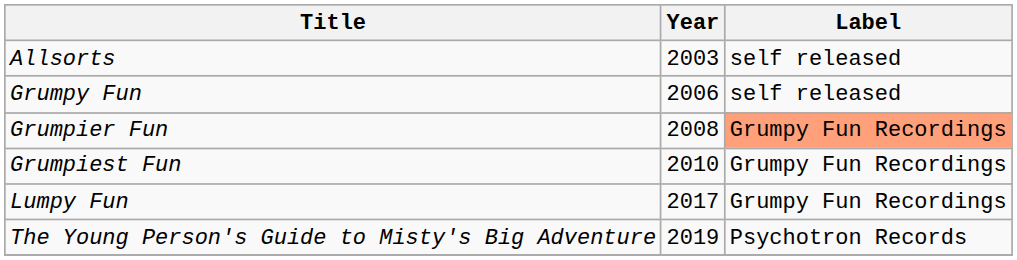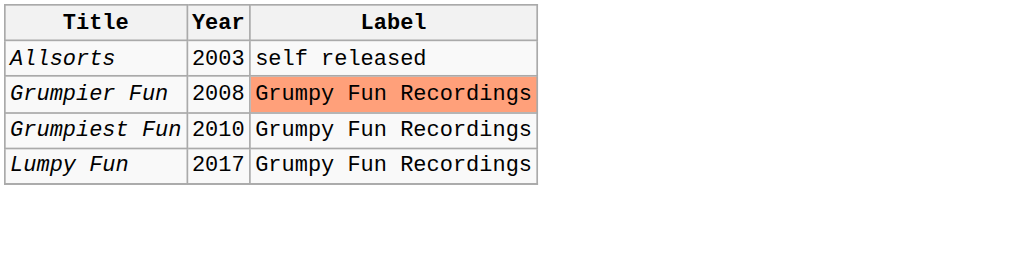- row: (76, 94)
- row: (333, 238)
